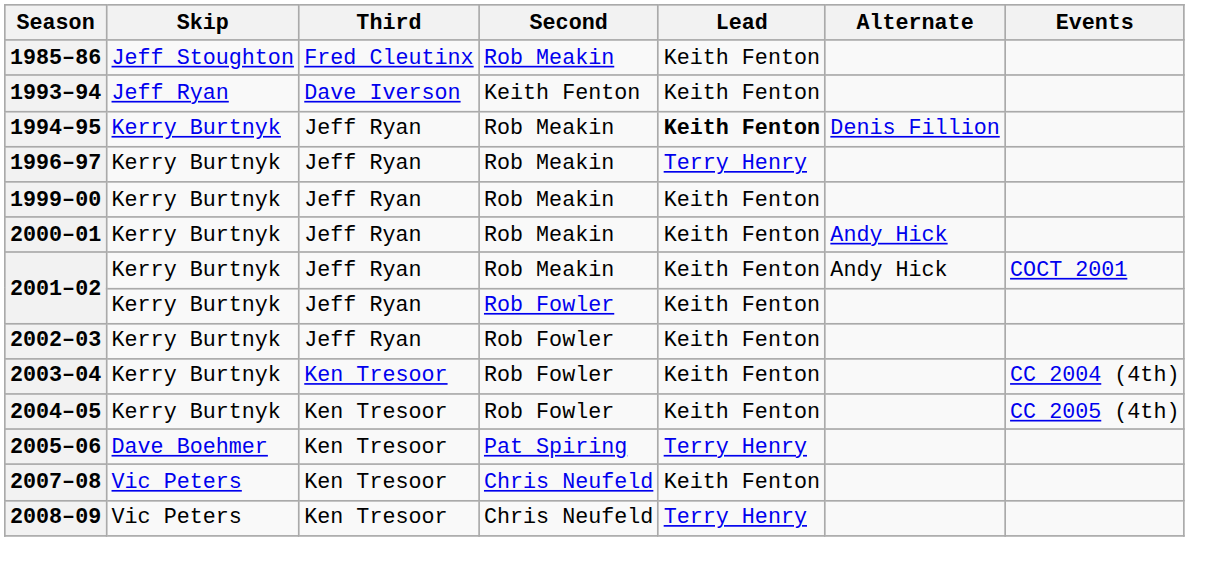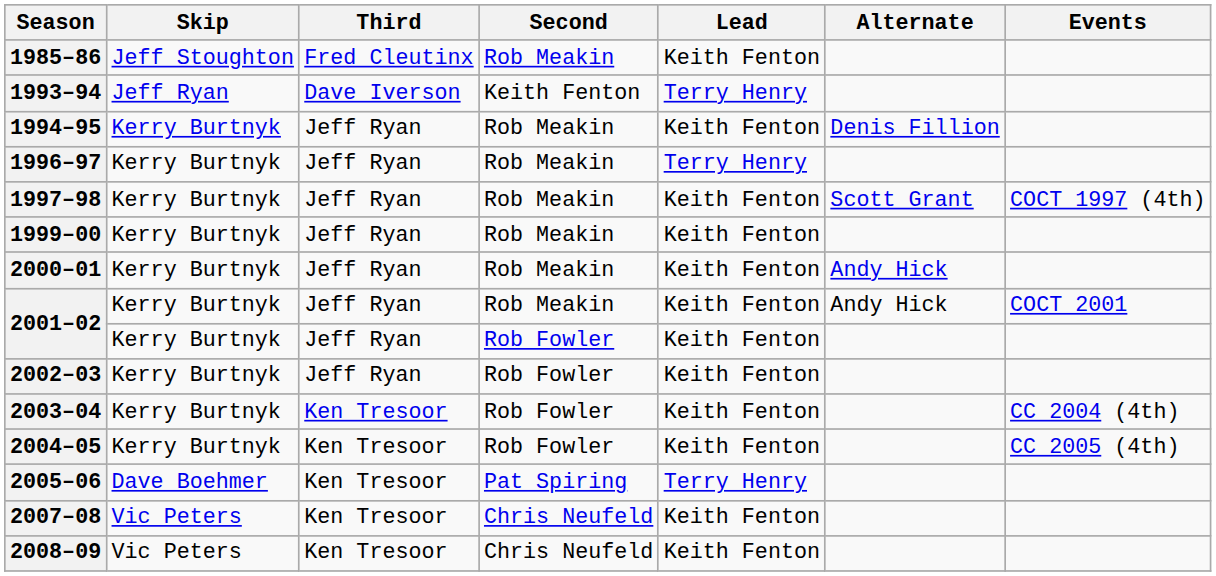(742, 93) Keith Fenton -> (735, 93) Terry Henry
(742, 129) bold -> (742, 129) normal
+ row: (56, 199)
(735, 518) Terry Henry -> (742, 553) Keith Fenton
